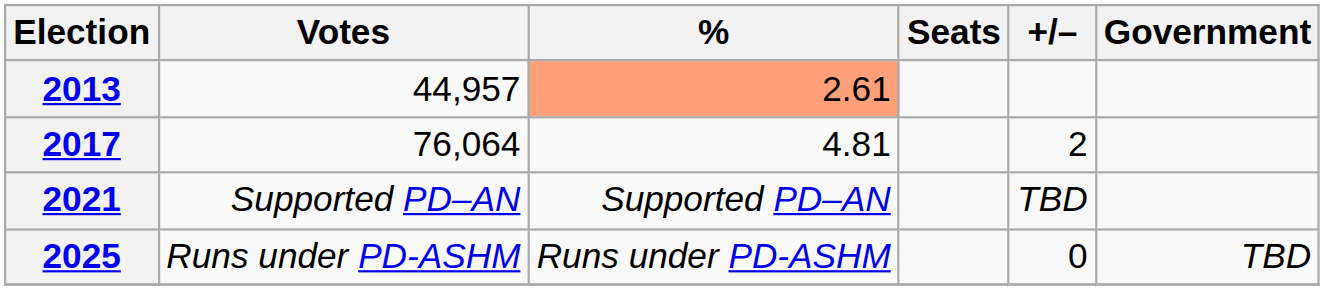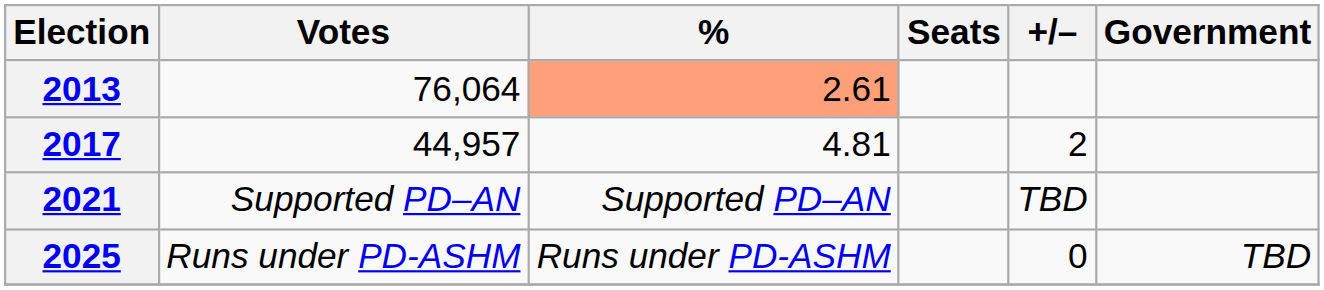(467, 88) 44,957 -> (467, 88) 76,064
(467, 144) 76,064 -> (467, 144) 44,957
